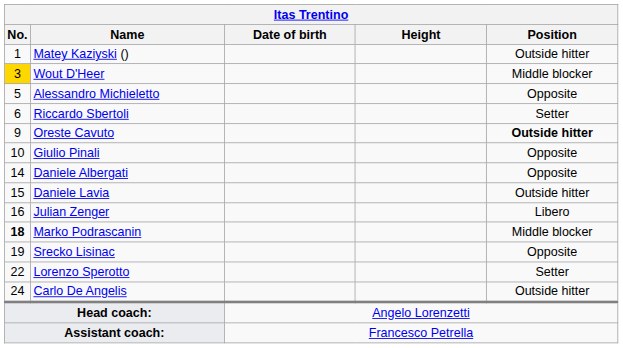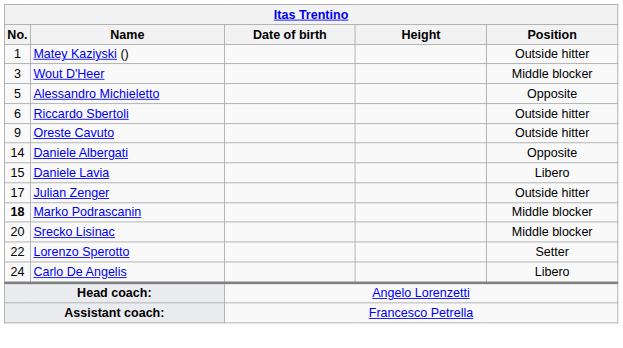(17, 74) gold background -> (17, 74) no background
(552, 114) Setter -> (552, 114) Outside hitter
(552, 133) bold -> (552, 133) normal
- row: (66, 153)
(552, 193) Outside hitter -> (552, 173) Libero
(17, 213) 16 -> (17, 193) 17
(552, 213) Libero -> (552, 193) Outside hitter
(17, 252) 19 -> (17, 232) 20
(552, 252) Opposite -> (552, 232) Middle blocker
(552, 292) Outside hitter -> (552, 272) Libero
